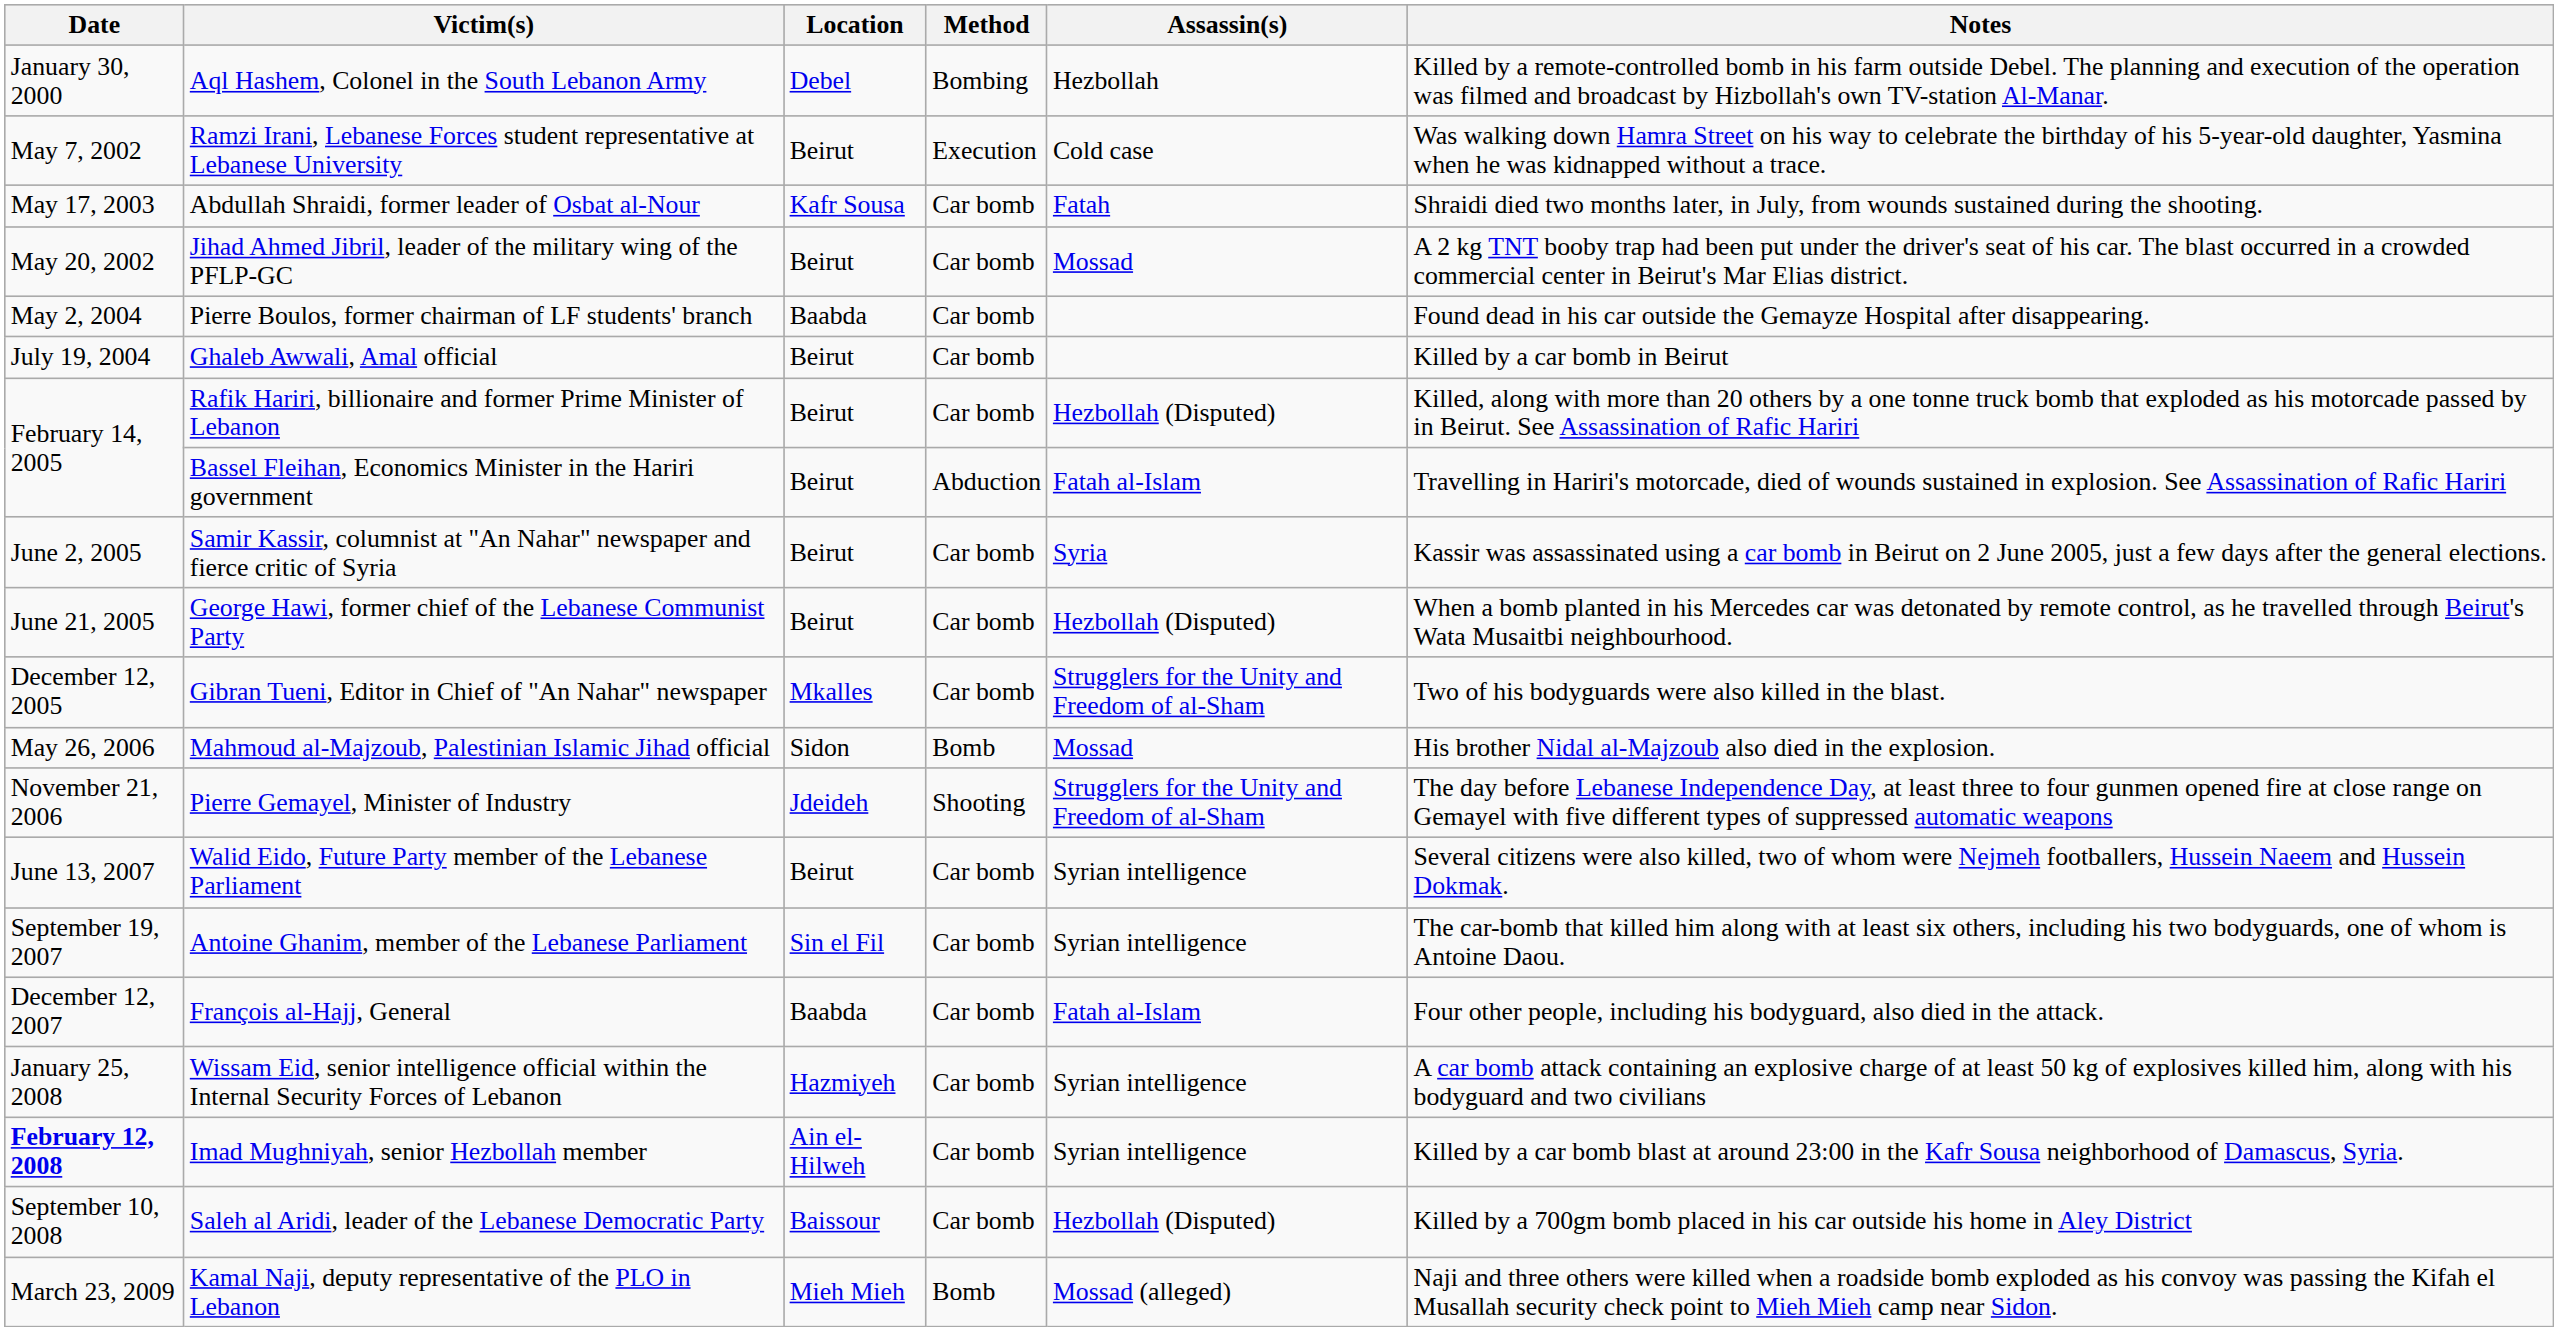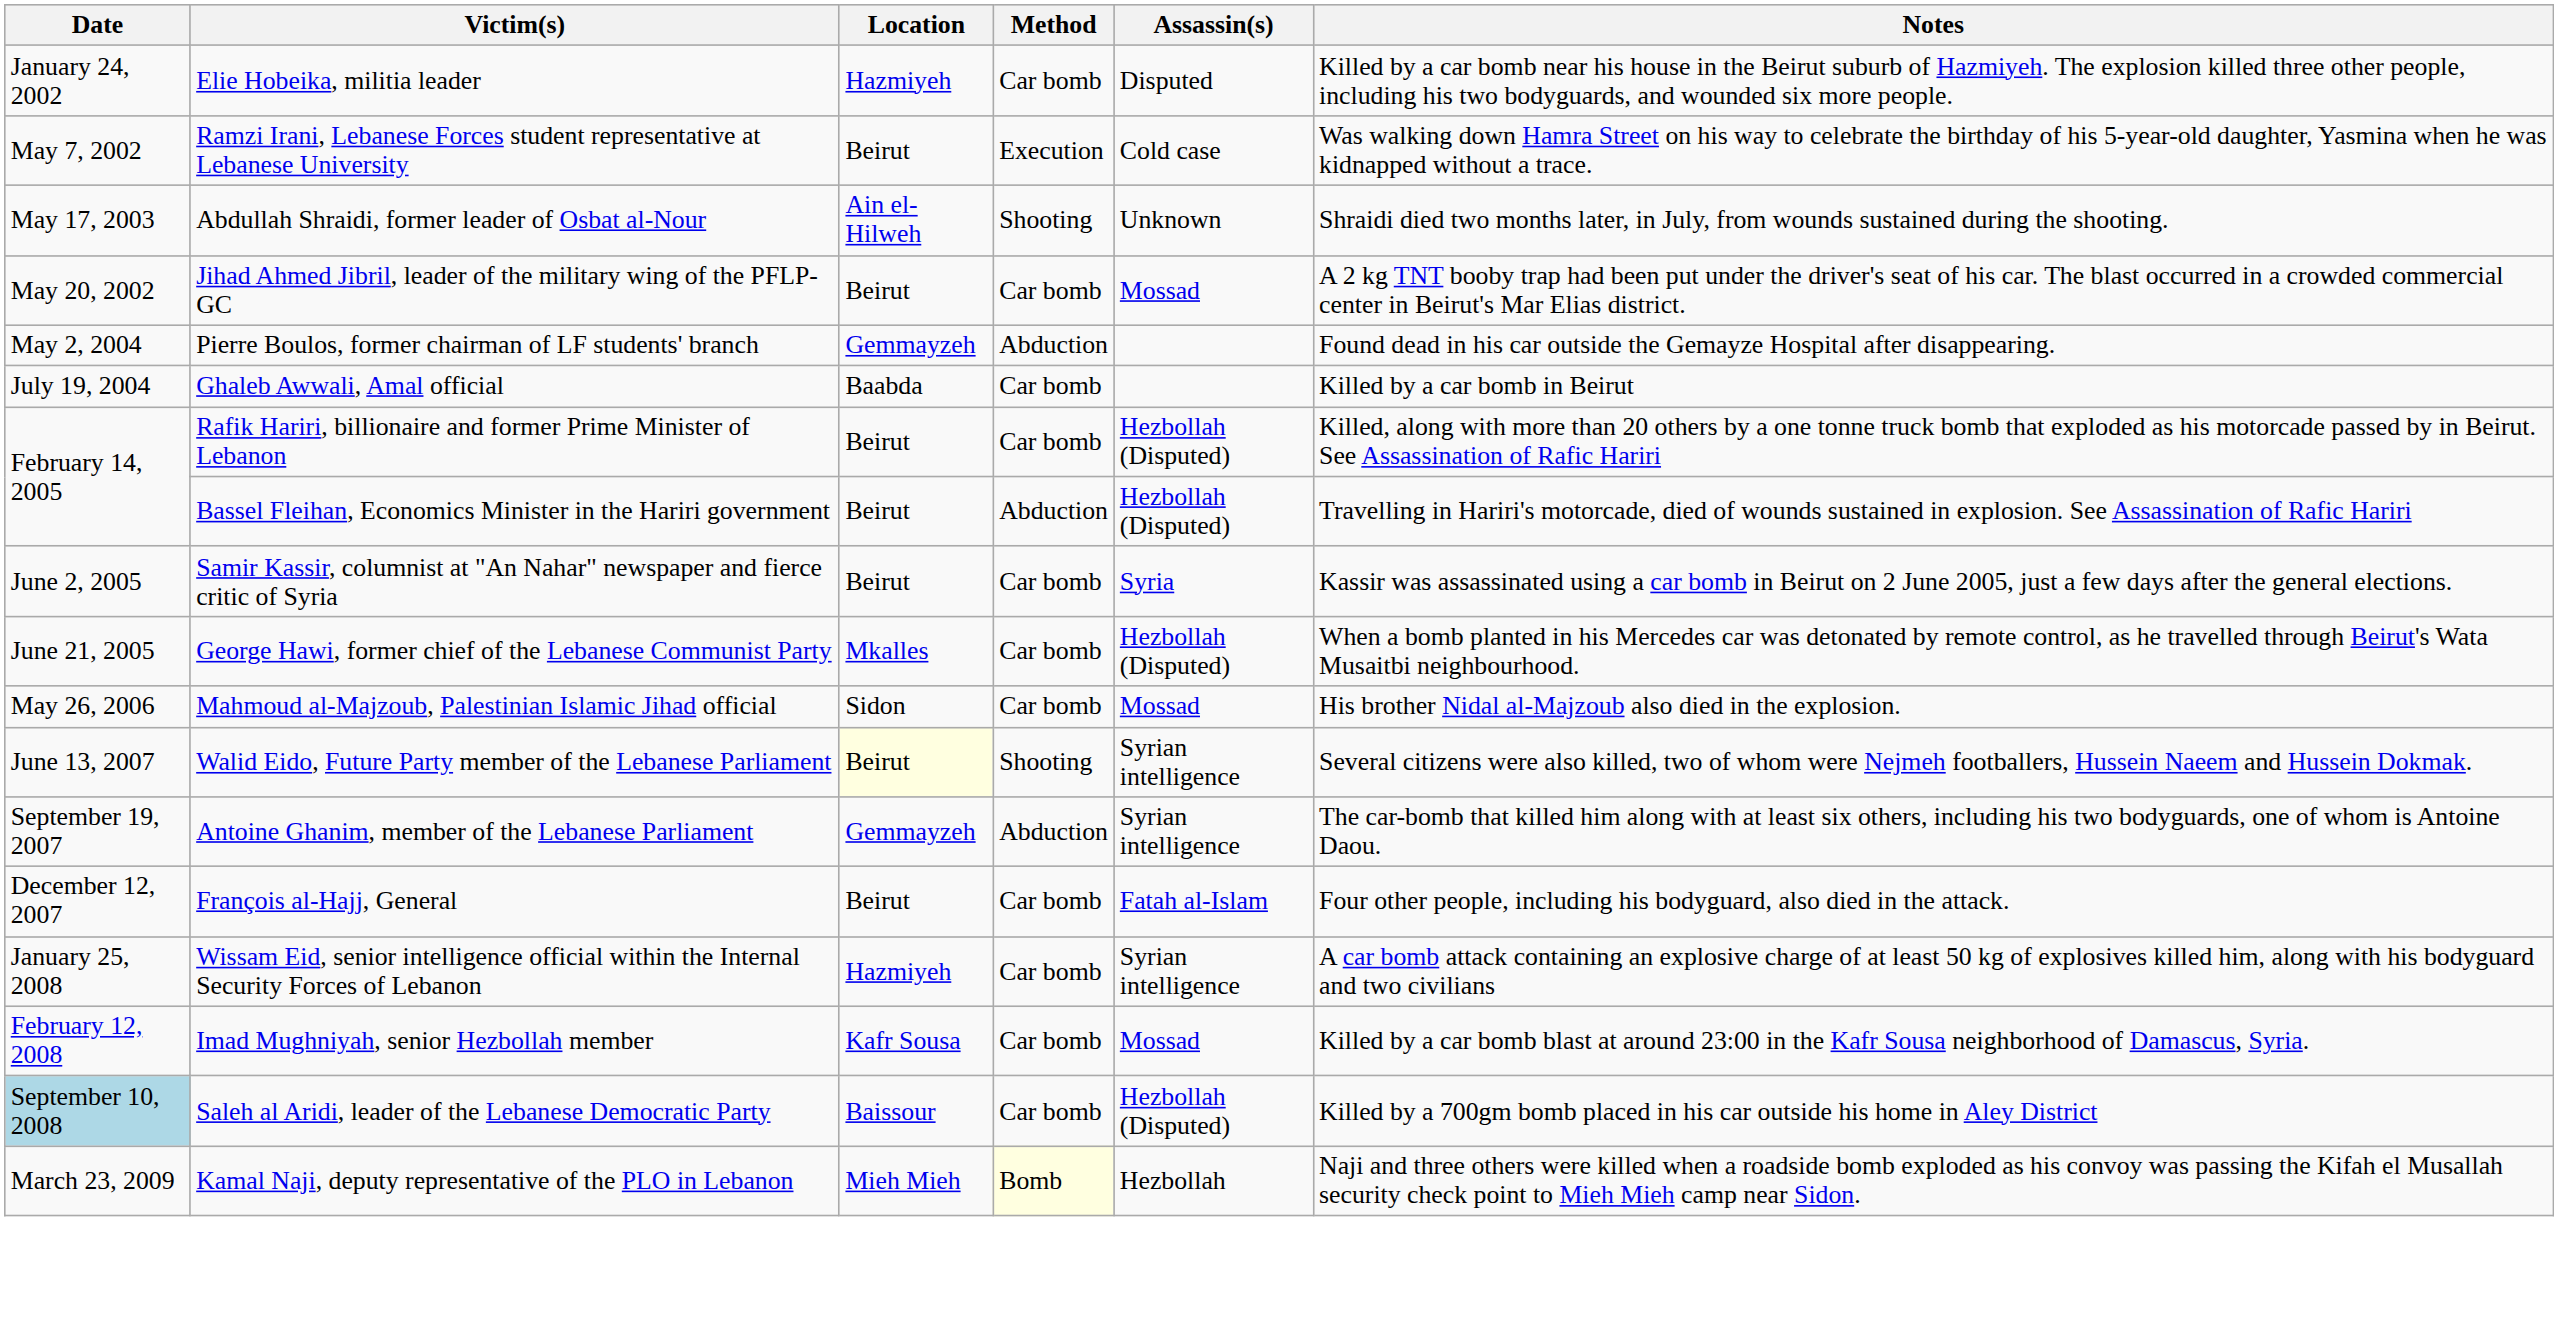- row: (448, 80)
+ row: (339, 80)
(847, 205) Kafr Sousa -> (883, 219) Ain el-Hilweh
(983, 205) Car bomb -> (1046, 219) Shooting
(1082, 205) Fatah -> (1171, 219) Unknown
(828, 316) Baabda -> (911, 345) Gemmayzeh
(983, 316) Car bomb -> (1054, 345) Abduction
(822, 356) Beirut -> (884, 385) Baabda
(1127, 482) Fatah al-Islam -> (1175, 511) Hezbollah (Disputed)
(822, 621) Beirut -> (887, 650) Mkalles
- row: (478, 691)
(964, 747) Bomb -> (1050, 706) Car bomb
- row: (380, 802)
(822, 872) no background -> (878, 761) lightyellow background
(983, 872) Car bomb -> (1046, 761) Shooting
(837, 942) Sin el Fil -> (911, 831) Gemmayzeh
(983, 942) Car bomb -> (1054, 831) Abduction
(828, 1011) Baabda -> (878, 901) Beirut
(82, 1151) bold -> (77, 1040) normal
(828, 1151) Ain el-Hilweh -> (903, 1040) Kafr Sousa
(1150, 1151) Syrian intelligence -> (1160, 1040) Mossad
(85, 1221) no background -> (85, 1110) lightblue background
(964, 1291) no background -> (1031, 1180) lightyellow background
(1142, 1291) Mossad (alleged) -> (1173, 1180) Hezbollah
